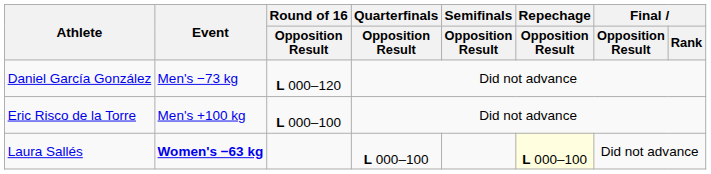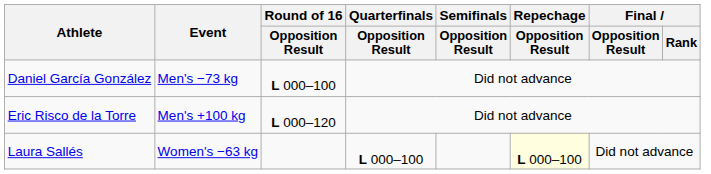(309, 86) L 000–120 -> (303, 86) L 000–100
(309, 123) L 000–100 -> (303, 123) L 000–120
(210, 152) bold -> (208, 152) normal
